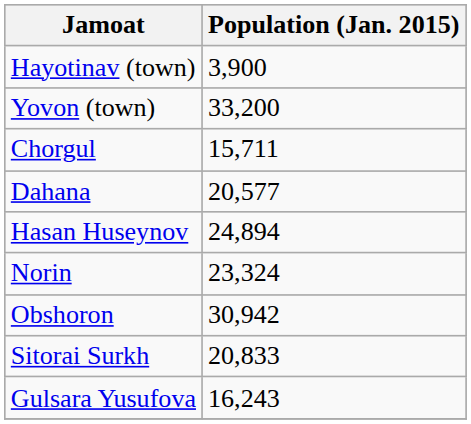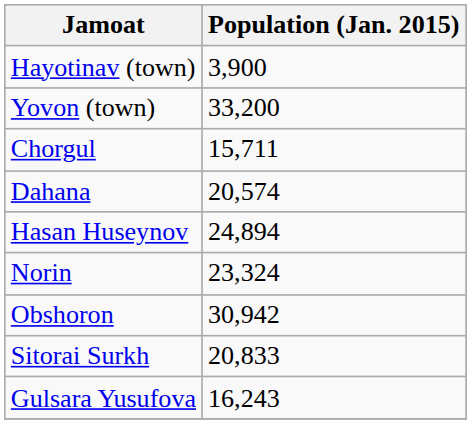(244, 190) 20,577 -> (244, 190) 20,574
